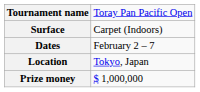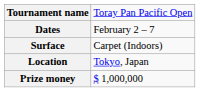rows swapped: (48, 45) <-> (48, 29)
